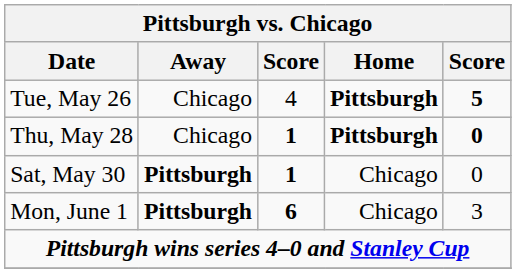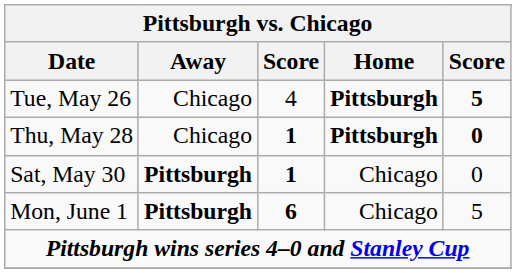(477, 211) 3 -> (477, 211) 5
